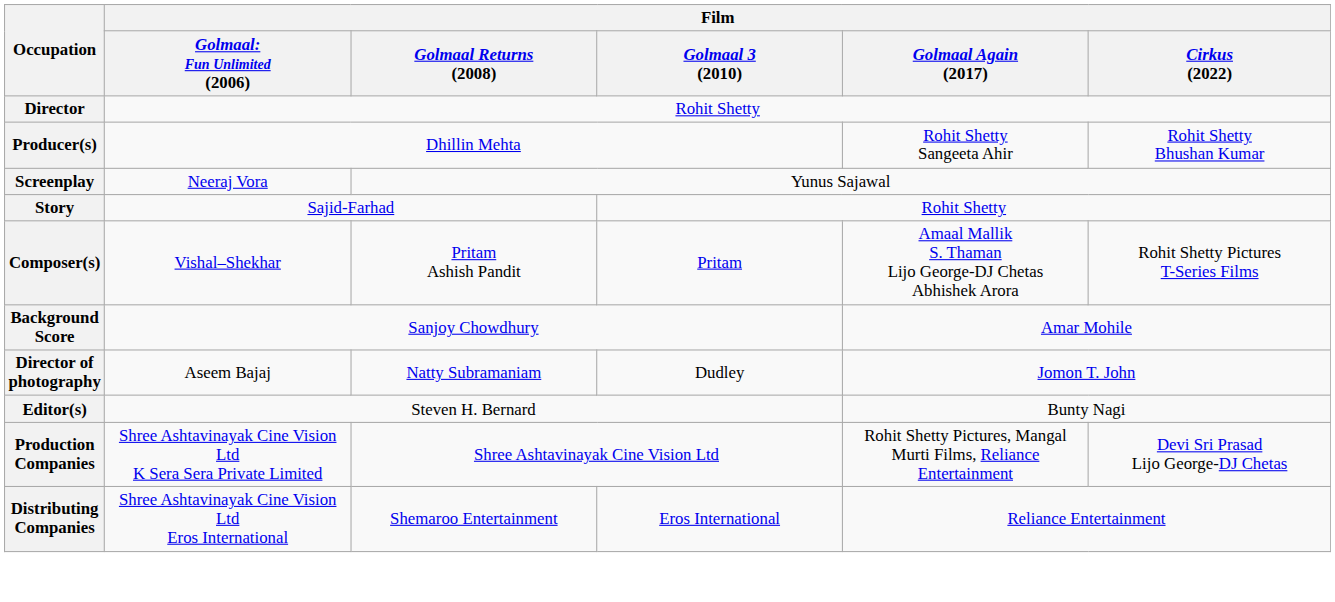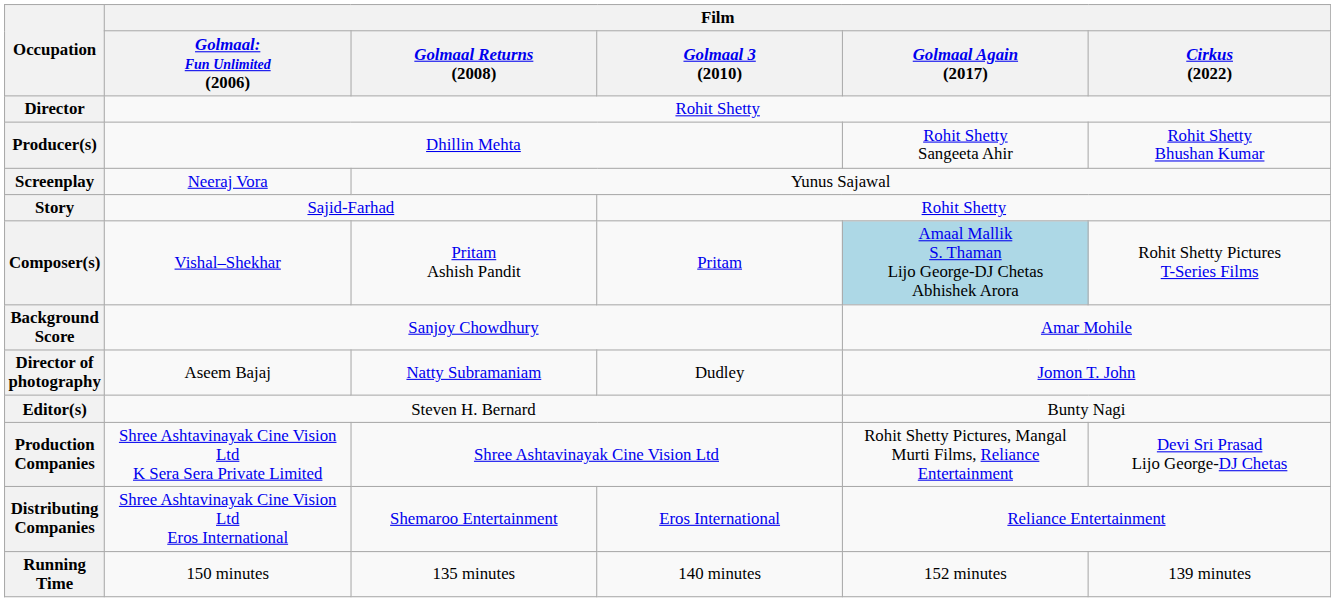(965, 262) no background -> (965, 262) lightblue background
+ row: (55, 573)
